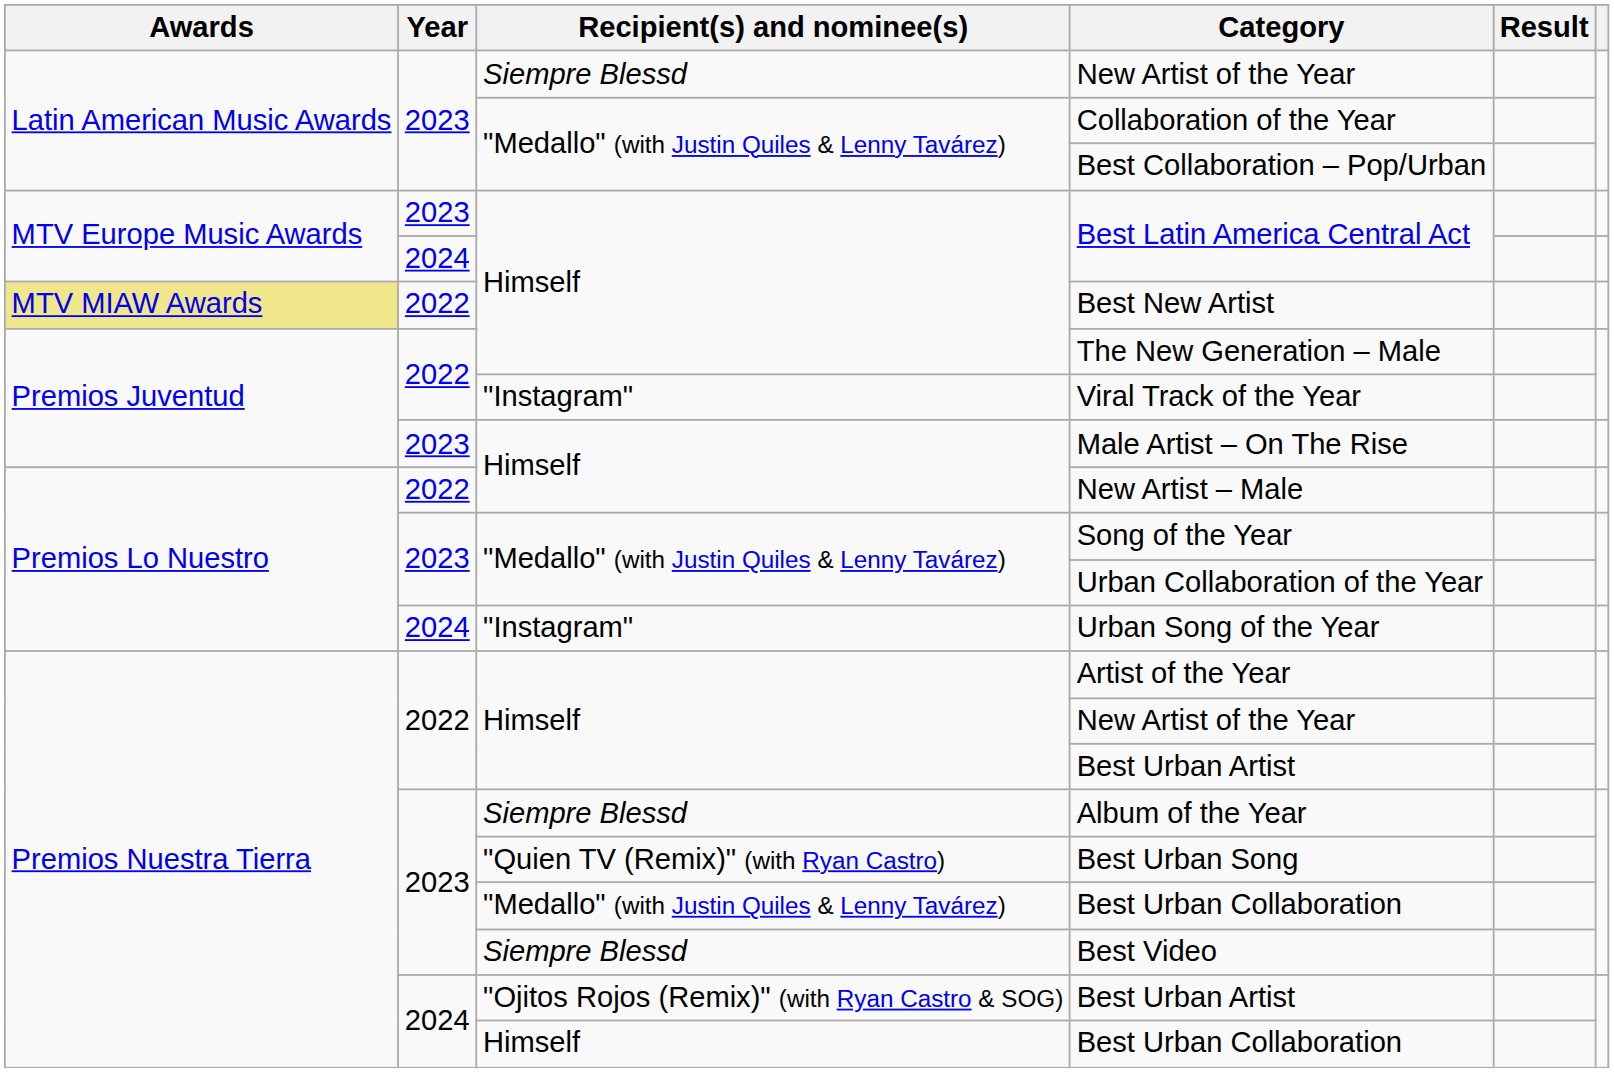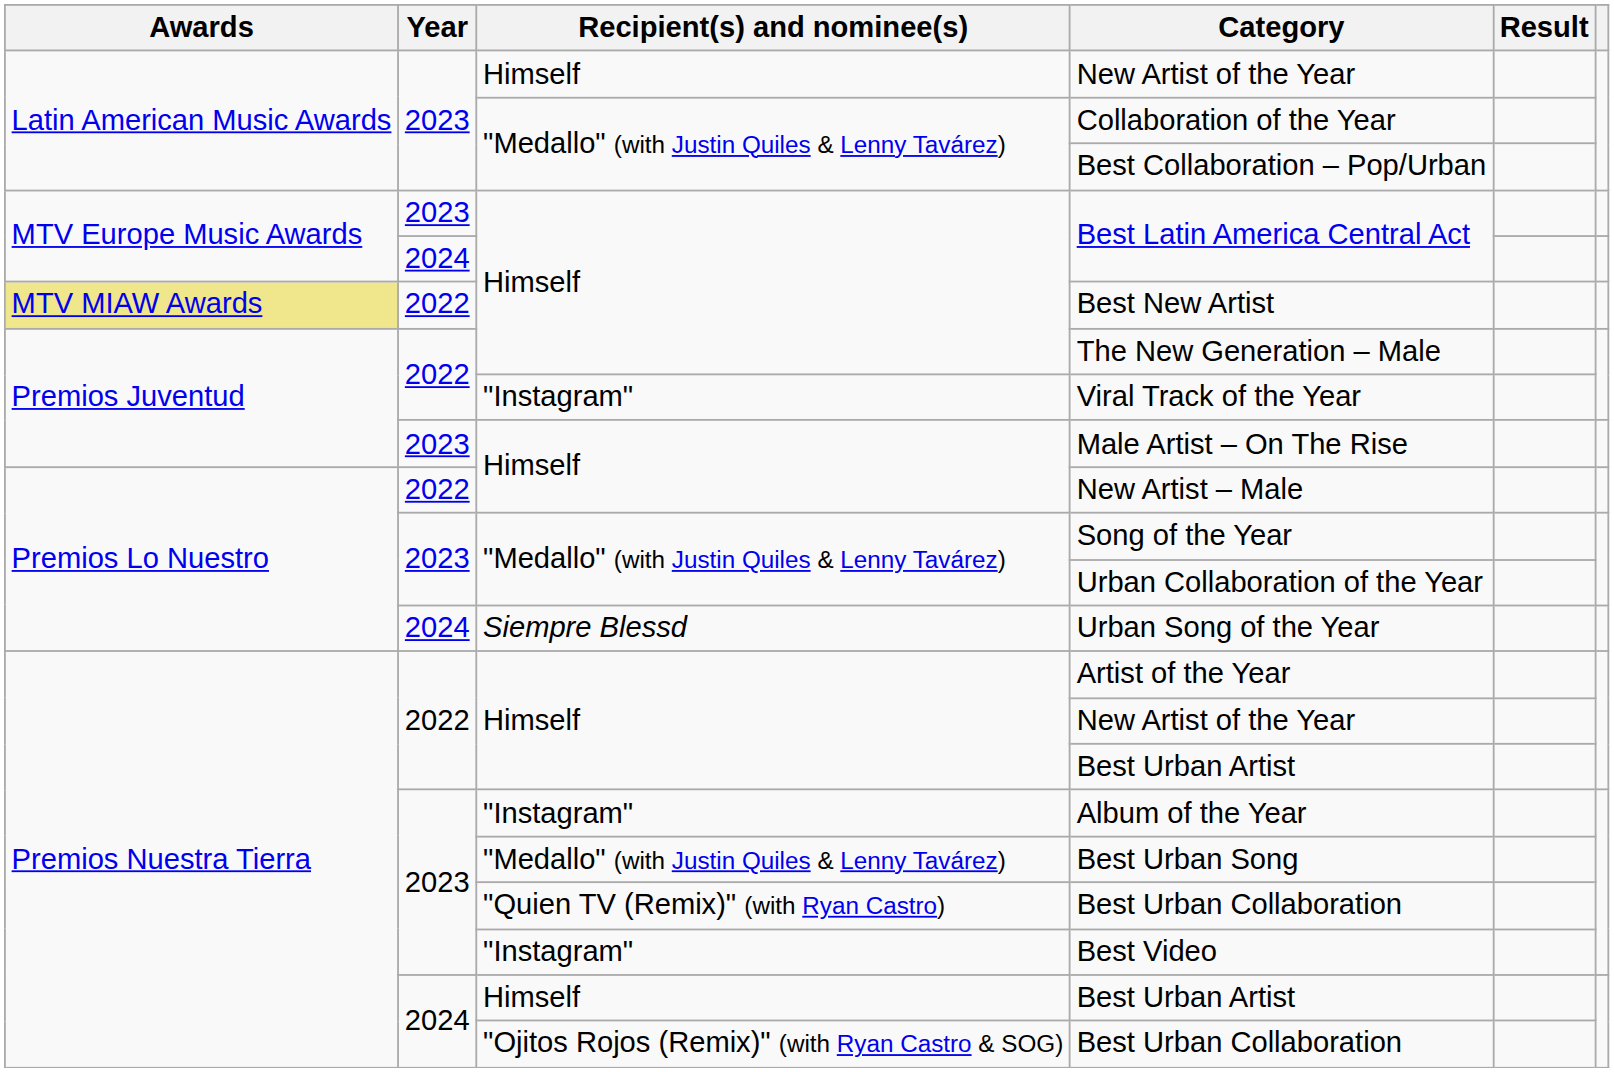(585, 73) Siempre Blessd -> (532, 73) Himself
(558, 627) "Instagram" -> (585, 627) Siempre Blessd
(585, 812) Siempre Blessd -> (558, 812) "Instagram"
(714, 858) "Quien TV (Remix)" (with Ryan Castro) -> (744, 858) "Medallo" (with Justin Quiles & Lenny Tavárez)
(744, 905) "Medallo" (with Justin Quiles & Lenny Tavárez) -> (714, 905) "Quien TV (Remix)" (with Ryan Castro)
(585, 951) Siempre Blessd -> (558, 951) "Instagram"
(773, 997) "Ojitos Rojos (Remix)" (with Ryan Castro & SOG) -> (532, 997) Himself
(532, 1043) Himself -> (773, 1043) "Ojitos Rojos (Remix)" (with Ryan Castro & SOG)
